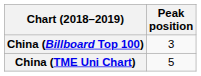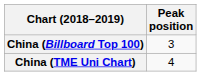(171, 62) 5 -> (171, 62) 4
